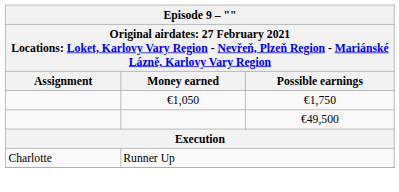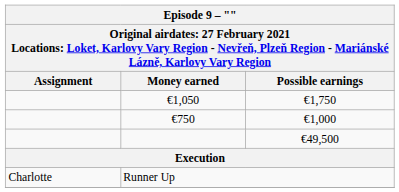+ row: (183, 119)
